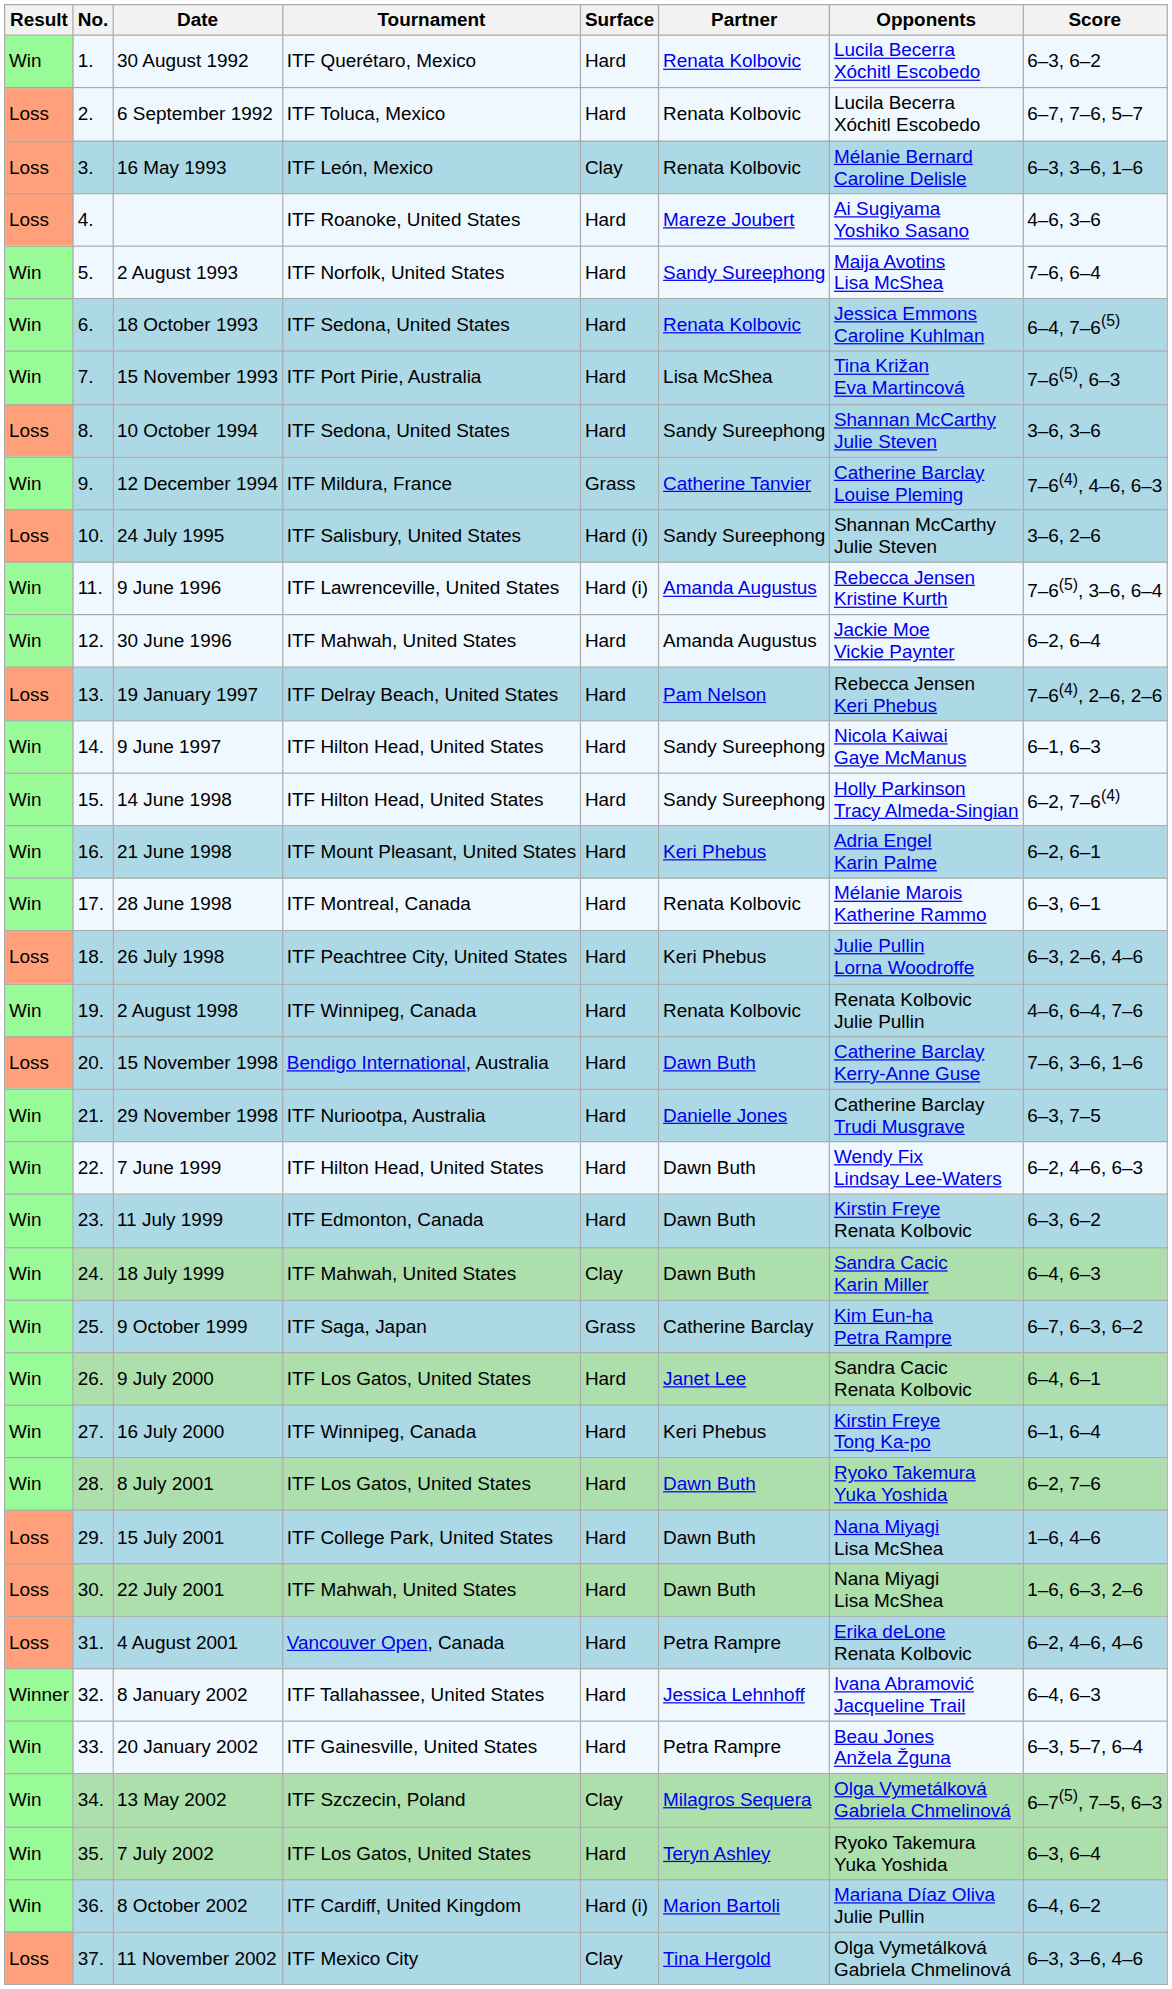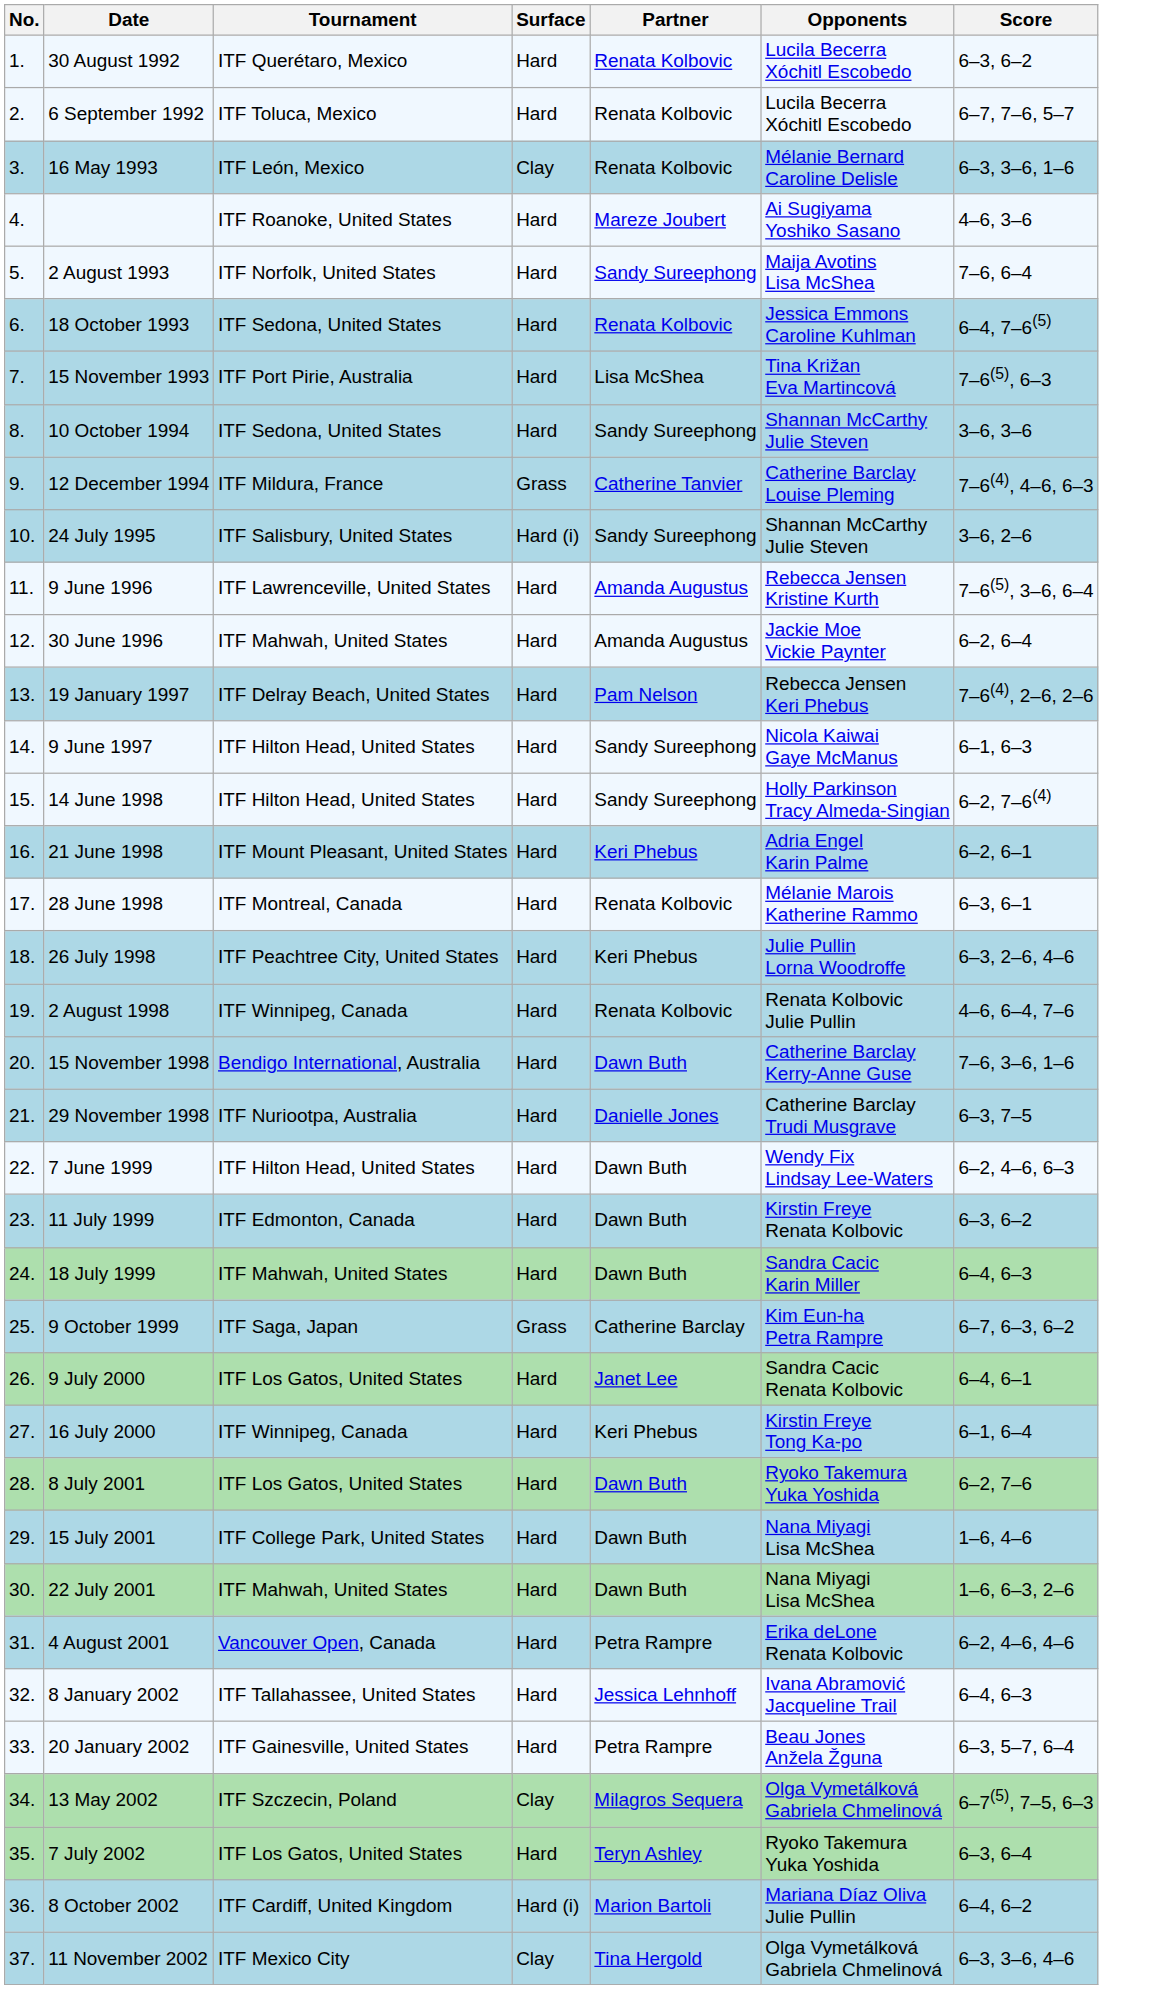- column: (39, 19)
(616, 587) Hard (i) -> (537, 587) Hard
(604, 1272) Clay -> (537, 1272) Hard
